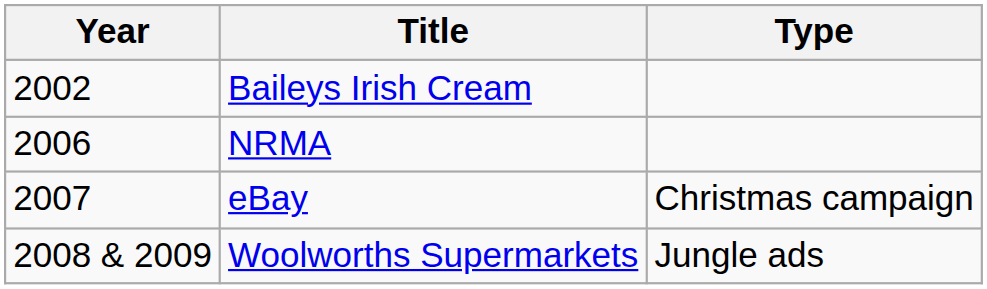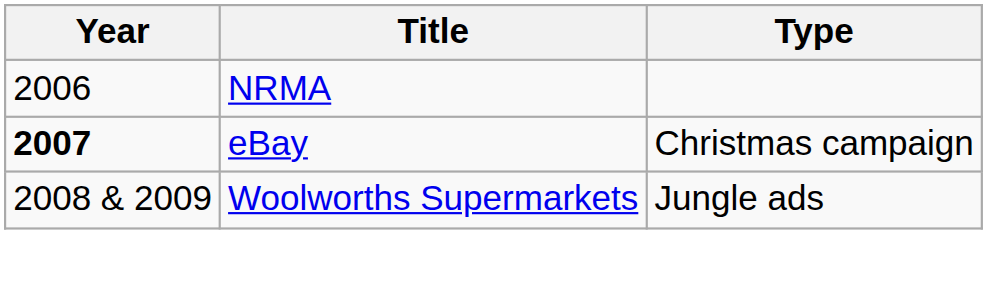- row: (380, 87)
(52, 198) normal -> (52, 143) bold
